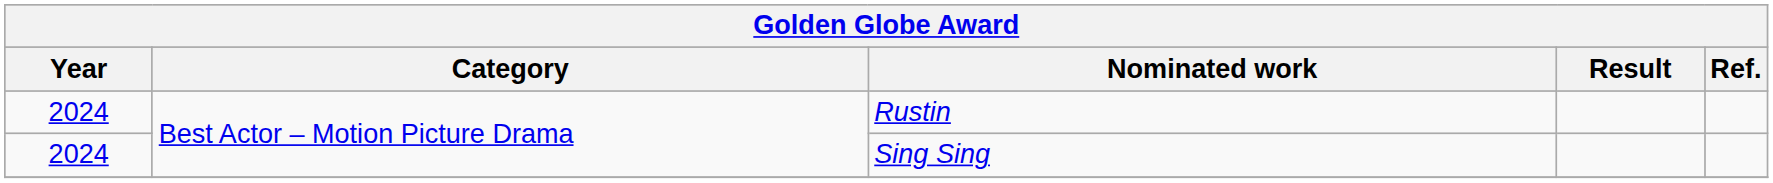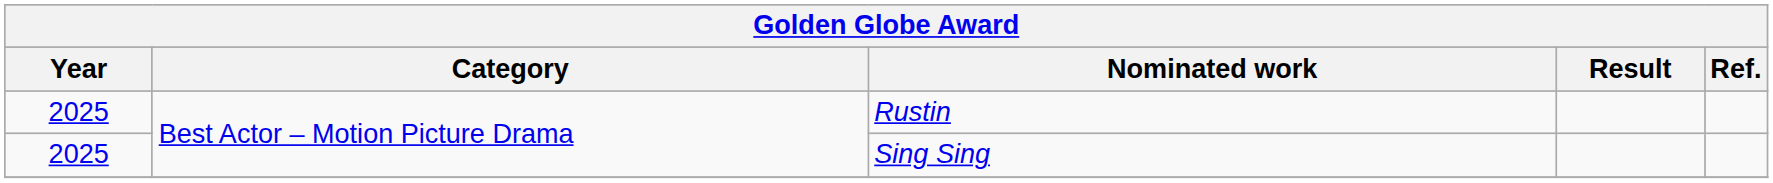(79, 111) 2024 -> (79, 111) 2025
(79, 154) 2024 -> (79, 154) 2025
